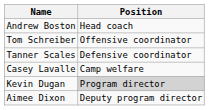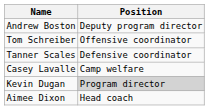(106, 26) Head coach -> (141, 26) Deputy program director
(141, 98) Deputy program director -> (106, 98) Head coach
